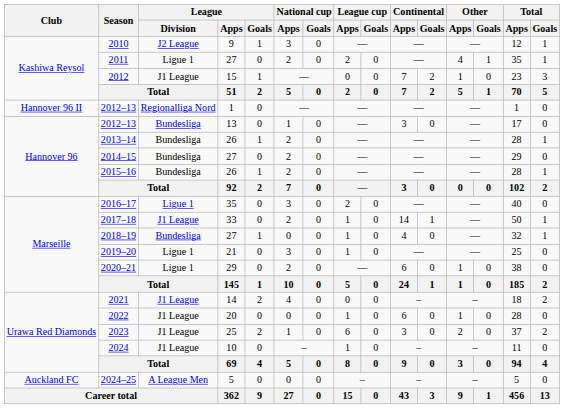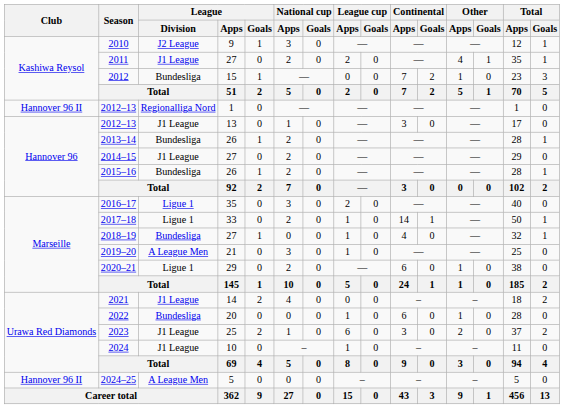(178, 60) Ligue 1 -> (178, 60) J1 League
(178, 76) J1 League -> (178, 76) Bundesliga
(178, 124) Bundesliga -> (178, 124) J1 League
(178, 156) Bundesliga -> (178, 156) J1 League
(178, 220) J1 League -> (178, 220) Ligue 1
(178, 252) Ligue 1 -> (178, 252) A League Men
(178, 316) J1 League -> (178, 316) Bundesliga
(51, 380) Auckland FC -> (51, 380) Hannover 96 II
